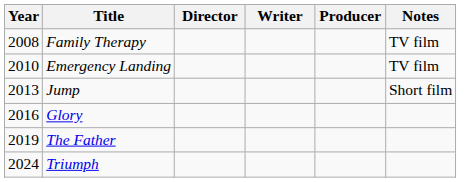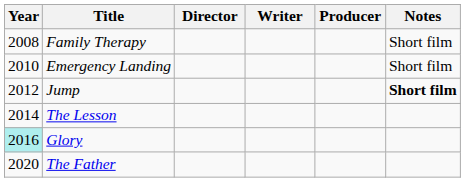(414, 41) TV film -> (421, 41) Short film
(414, 66) TV film -> (421, 66) Short film
(24, 90) 2013 -> (24, 90) 2012
(421, 90) normal -> (423, 90) bold
+ row: (81, 115)
(24, 115) no background -> (24, 139) paleturquoise background
(24, 139) 2019 -> (24, 164) 2020
- row: (73, 164)
